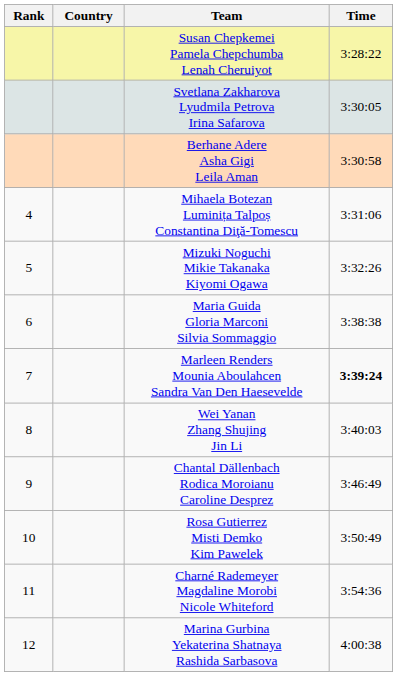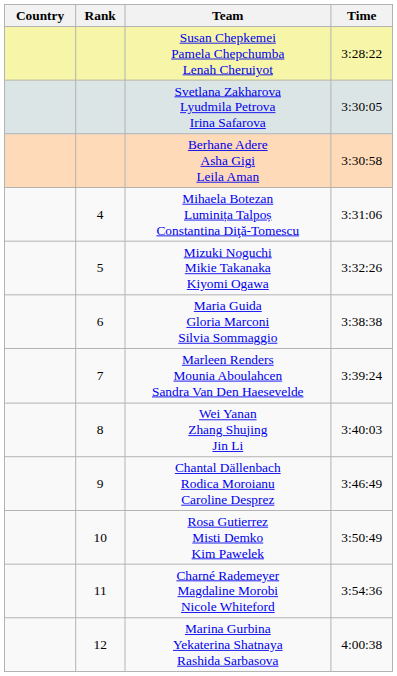columns swapped: (29, 15) <-> (89, 15)
(361, 376) bold -> (362, 376) normal
